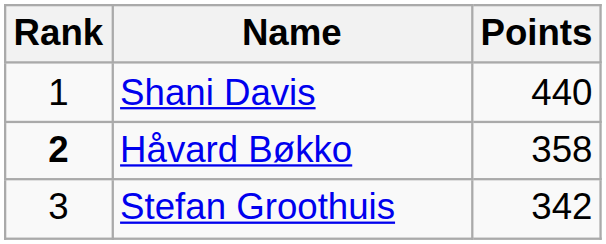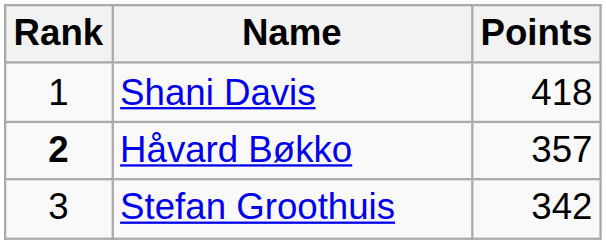(562, 91) 440 -> (562, 91) 418
(562, 149) 358 -> (562, 149) 357
